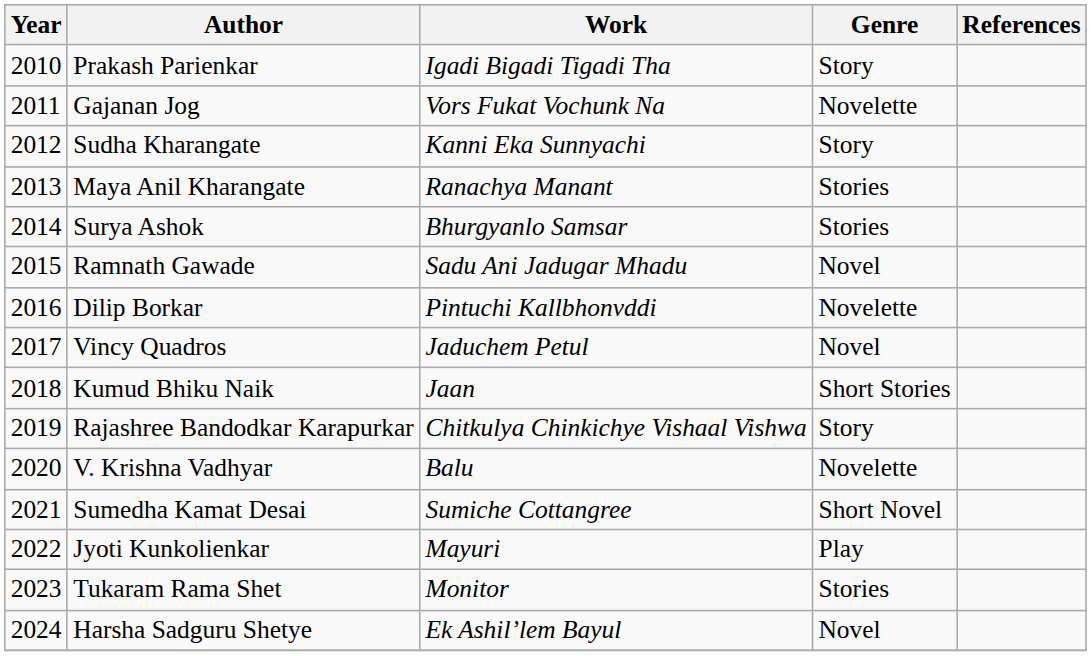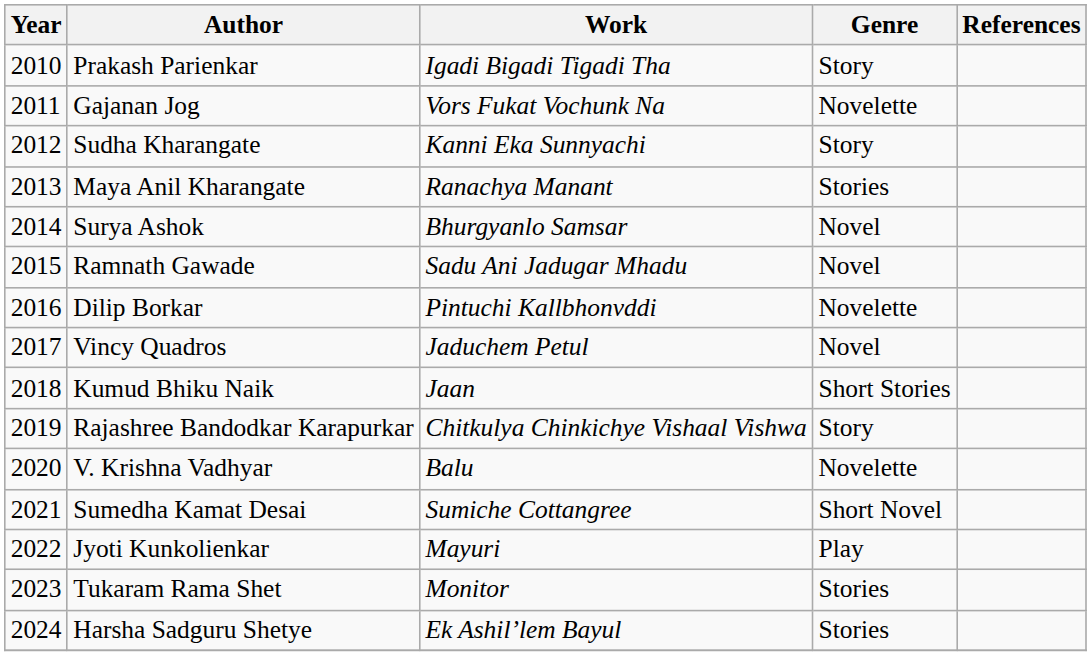(854, 226) Stories -> (850, 226) Novel
(850, 629) Novel -> (854, 629) Stories
